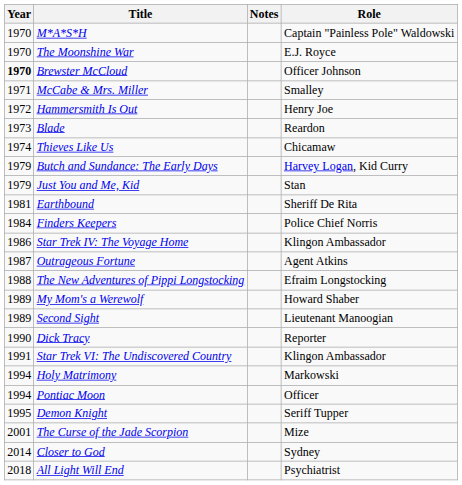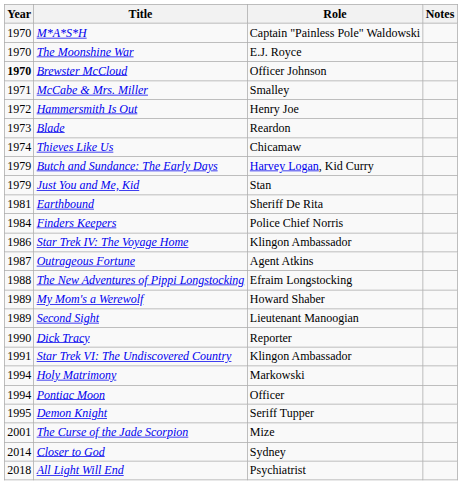columns swapped: (369, 14) <-> (264, 14)
